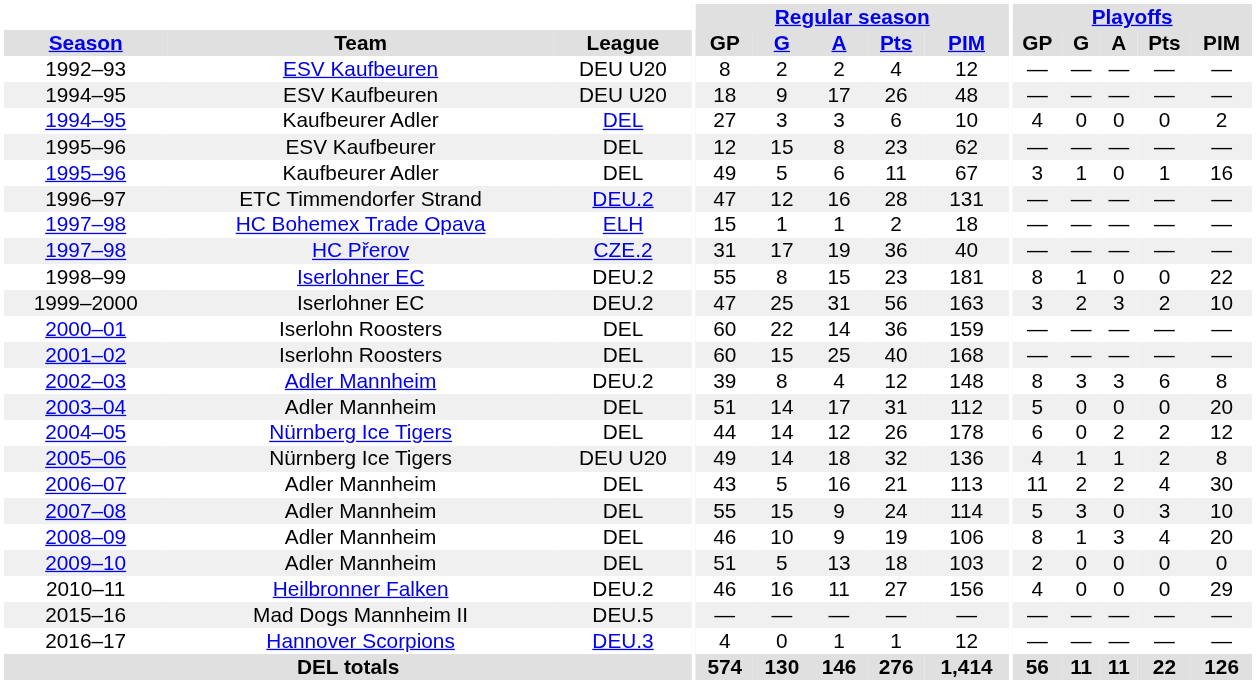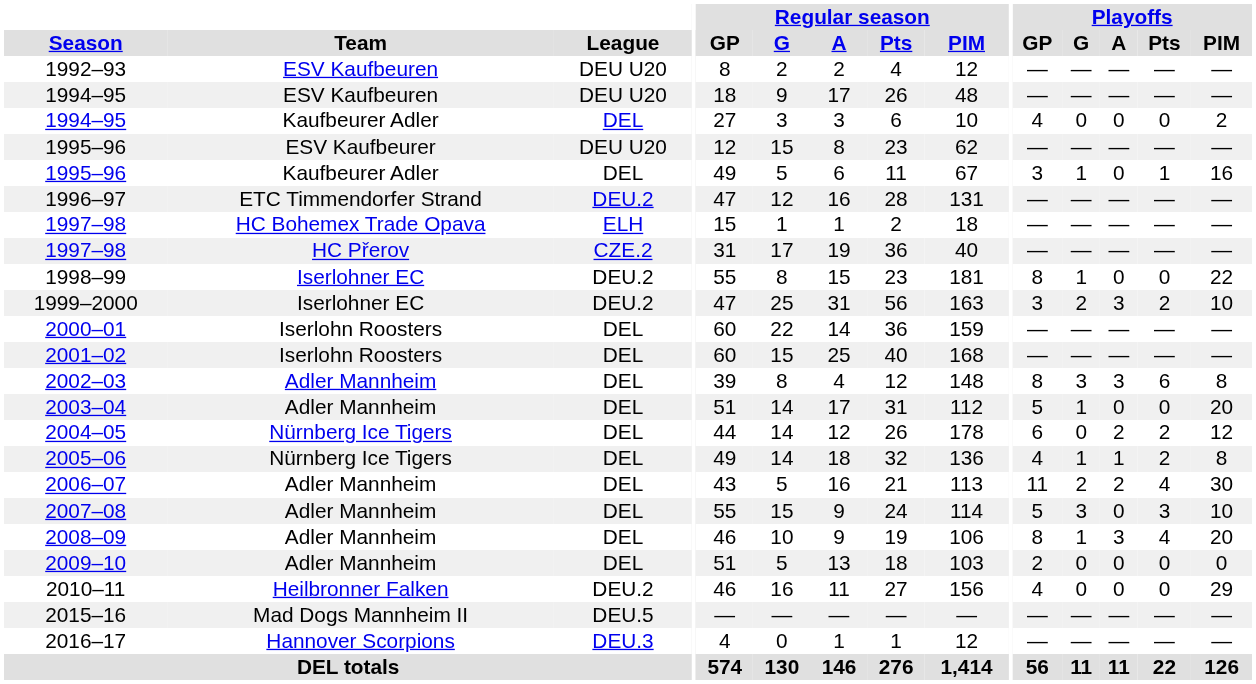(623, 146) DEL -> (623, 146) DEU U20
(623, 380) DEU.2 -> (623, 380) DEL
(1081, 406) 0 -> (1081, 406) 1
(623, 458) DEU U20 -> (623, 458) DEL
